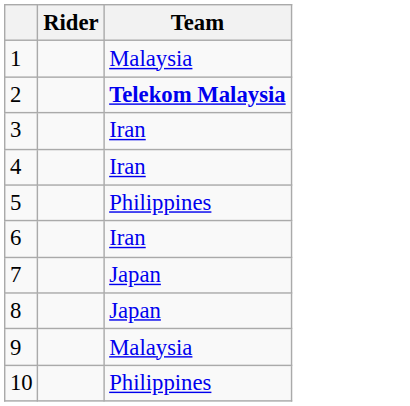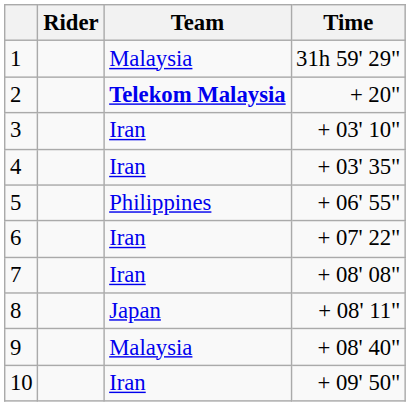+ column: (348, 22)
(135, 274) Japan -> (127, 274) Iran
(160, 382) Philippines -> (127, 382) Iran
